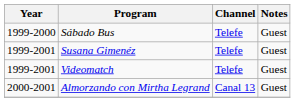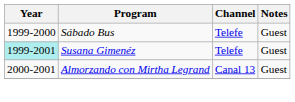(31, 51) no background -> (31, 51) paleturquoise background
- row: (87, 69)
